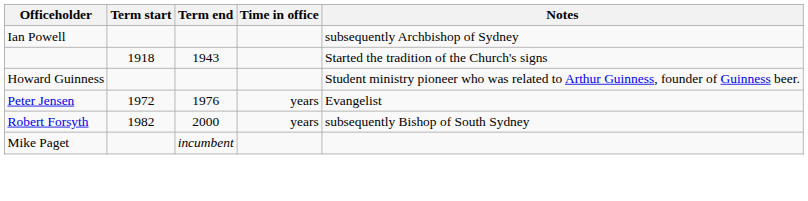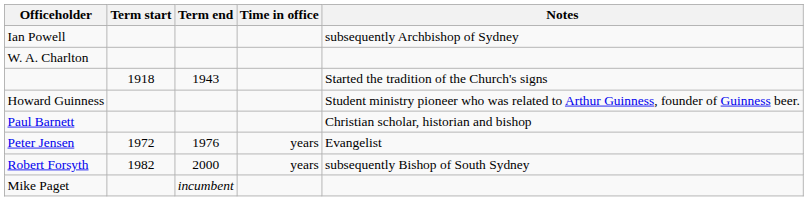+ row: (48, 57)
+ row: (41, 121)
